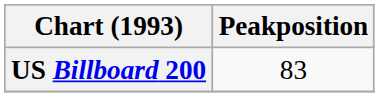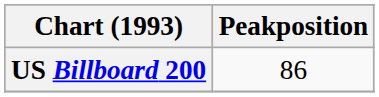(293, 69) 83 -> (293, 69) 86
